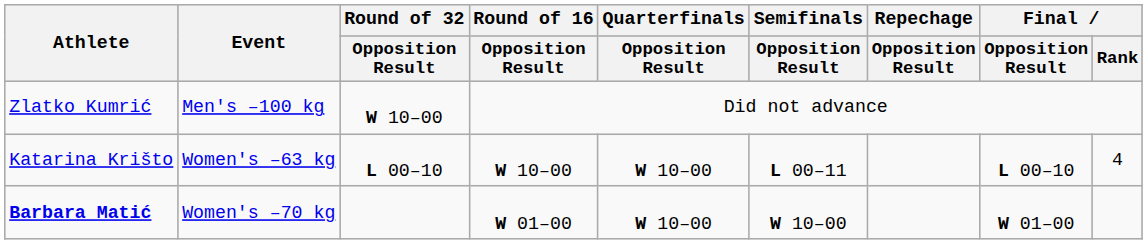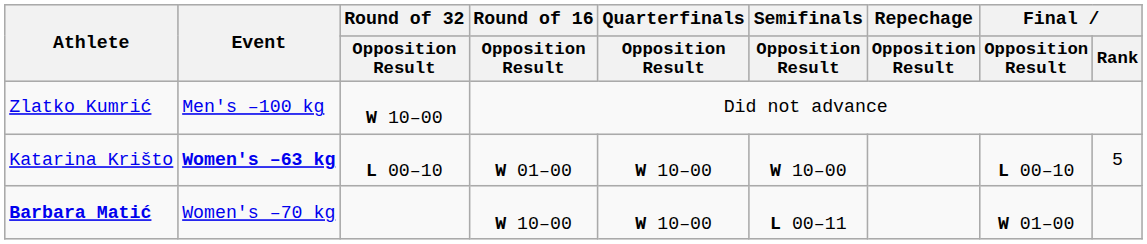(259, 160) normal -> (259, 160) bold
(534, 171) W 10–00 -> (534, 171) W 01–00
(808, 171) L 00–11 -> (808, 171) W 10–00
(1117, 160) 4 -> (1117, 160) 5
(534, 223) W 01–00 -> (534, 223) W 10–00
(808, 223) W 10–00 -> (808, 223) L 00–11
